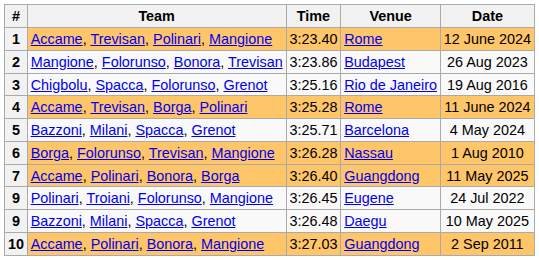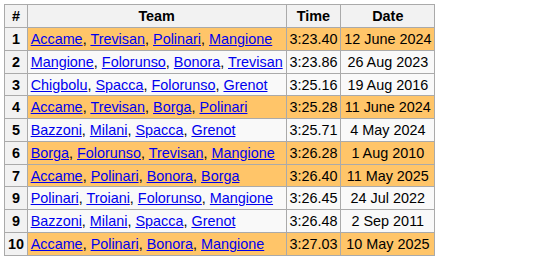- column: (391, 16)
(487, 221) 10 May 2025 -> (388, 221) 2 Sep 2011
(487, 244) 2 Sep 2011 -> (388, 244) 10 May 2025
